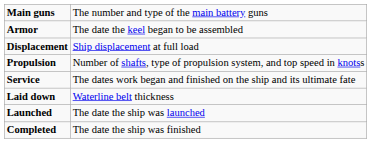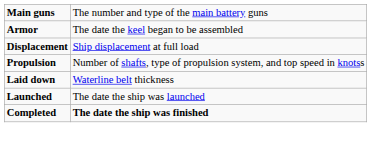- row: (23, 79)
(137, 130) normal -> (141, 113) bold
